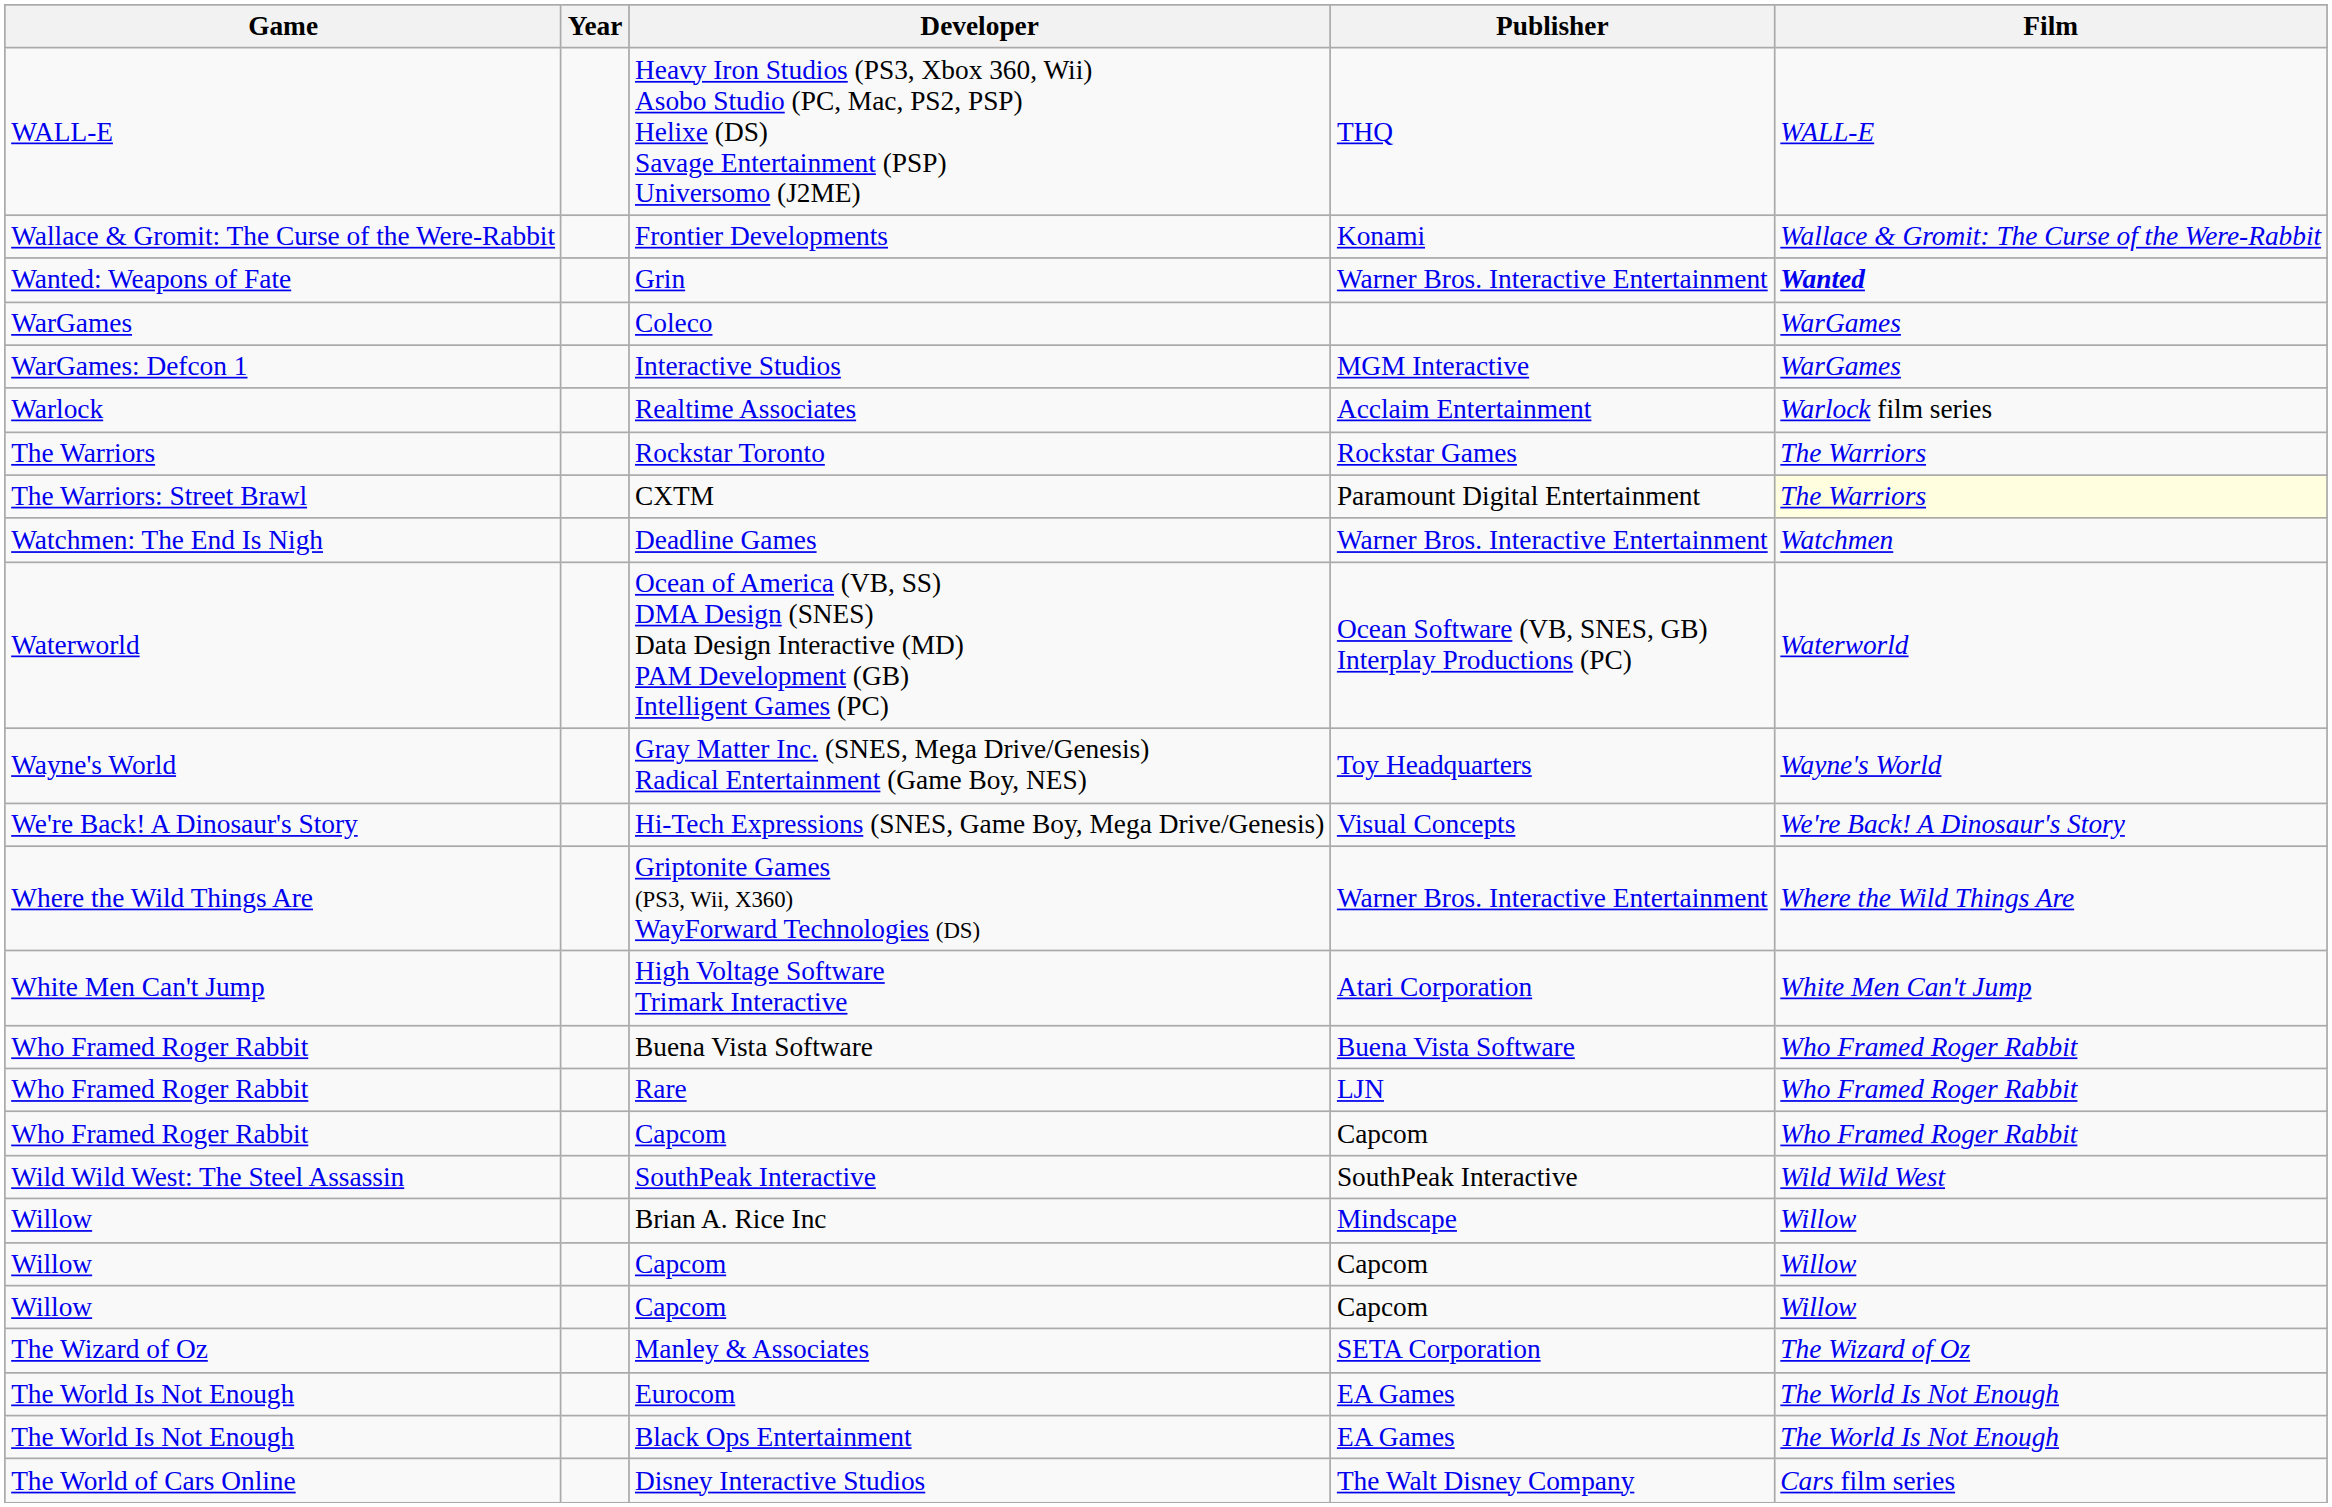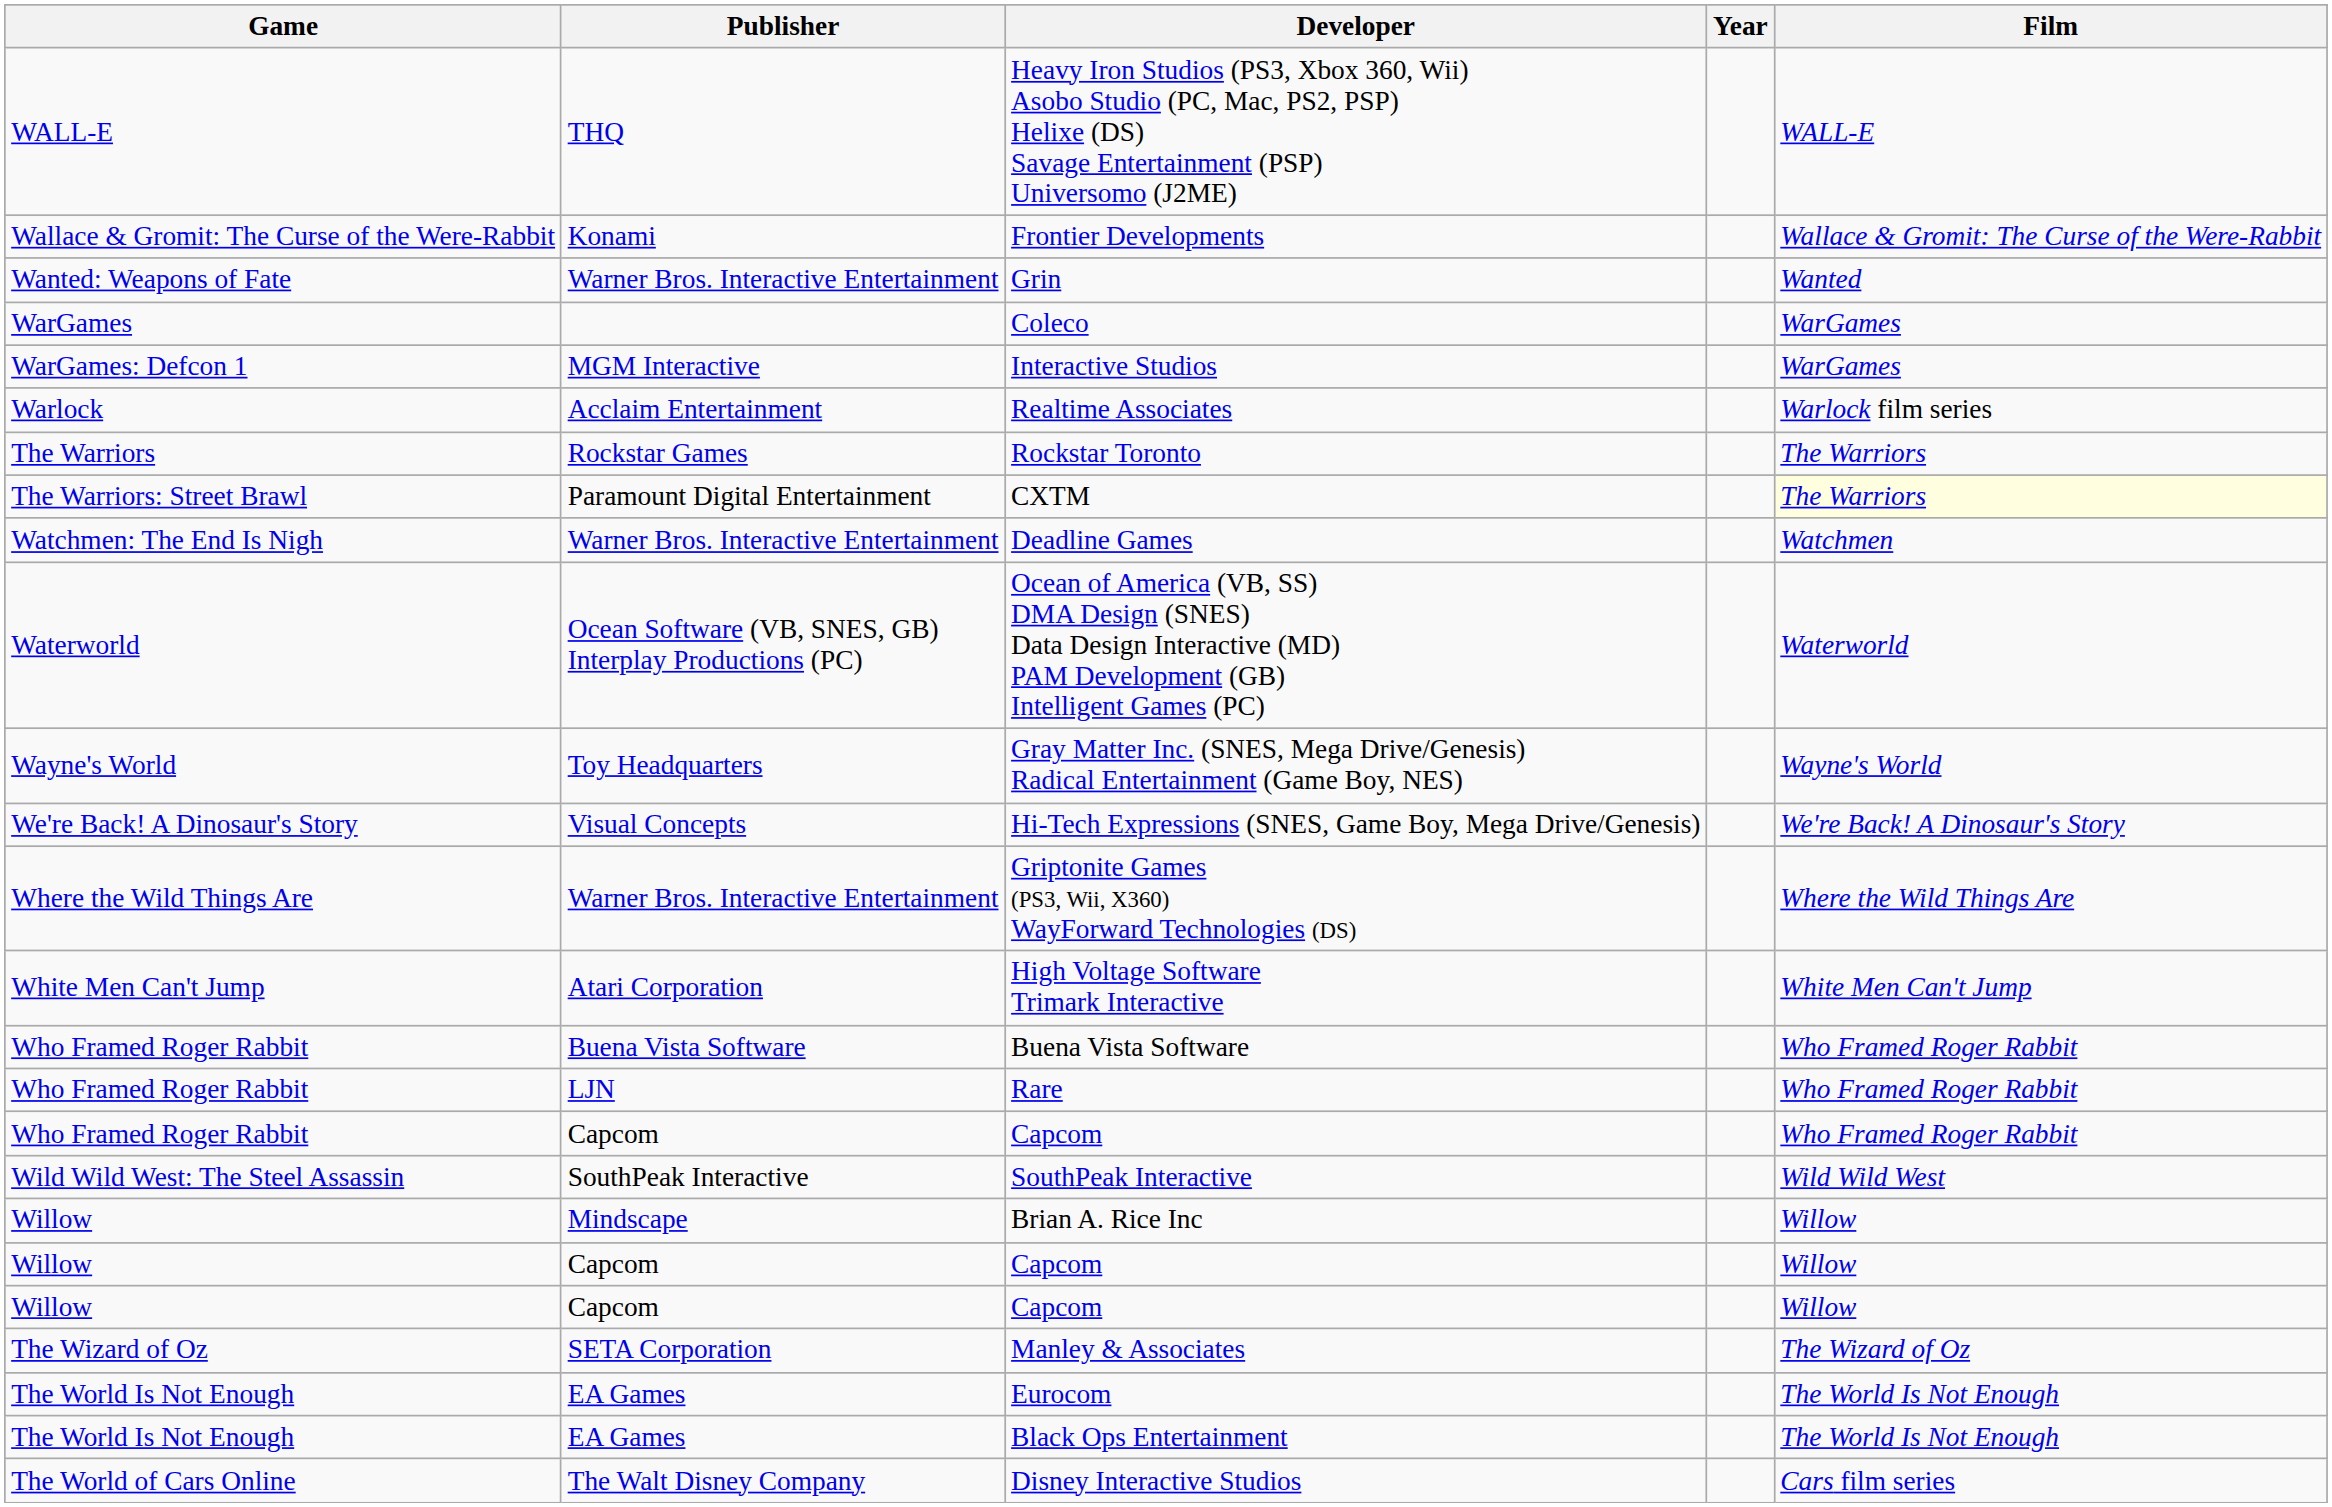columns swapped: (595, 26) <-> (1552, 26)
(1823, 279) bold -> (1821, 279) normal
